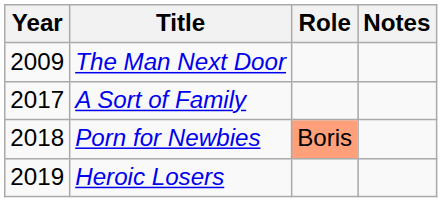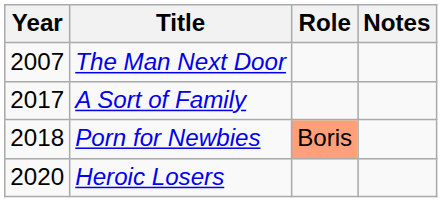(37, 61) 2009 -> (37, 61) 2007
(37, 176) 2019 -> (37, 176) 2020
